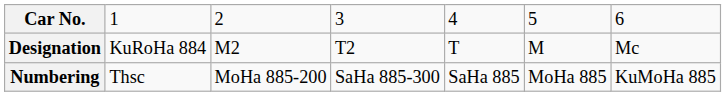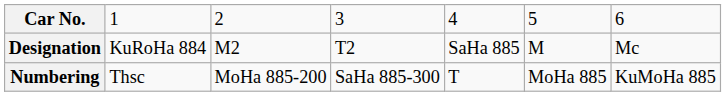(454, 47) T -> (484, 47) SaHa 885
(484, 76) SaHa 885 -> (454, 76) T
